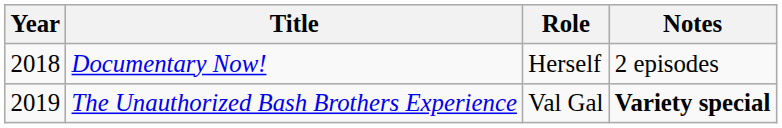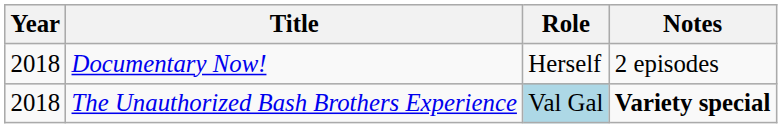(35, 102) 2019 -> (35, 102) 2018
(566, 102) no background -> (566, 102) lightblue background
